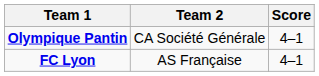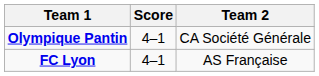columns swapped: (291, 15) <-> (200, 15)
